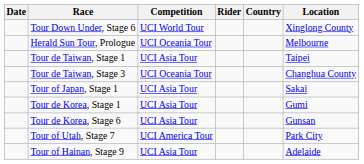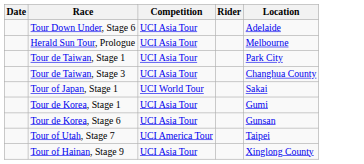- column: (263, 12)
(172, 27) UCI World Tour -> (169, 27) UCI Asia Tour
(319, 27) Xinglong County -> (263, 27) Adelaide
(176, 43) UCI Oceania Tour -> (169, 43) UCI Asia Tour
(298, 58) Taipei -> (264, 58) Park City
(176, 74) UCI Oceania Tour -> (169, 74) UCI Asia Tour
(169, 89) UCI Asia Tour -> (172, 89) UCI World Tour
(304, 136) Park City -> (258, 136) Taipei
(303, 151) Adelaide -> (280, 151) Xinglong County
